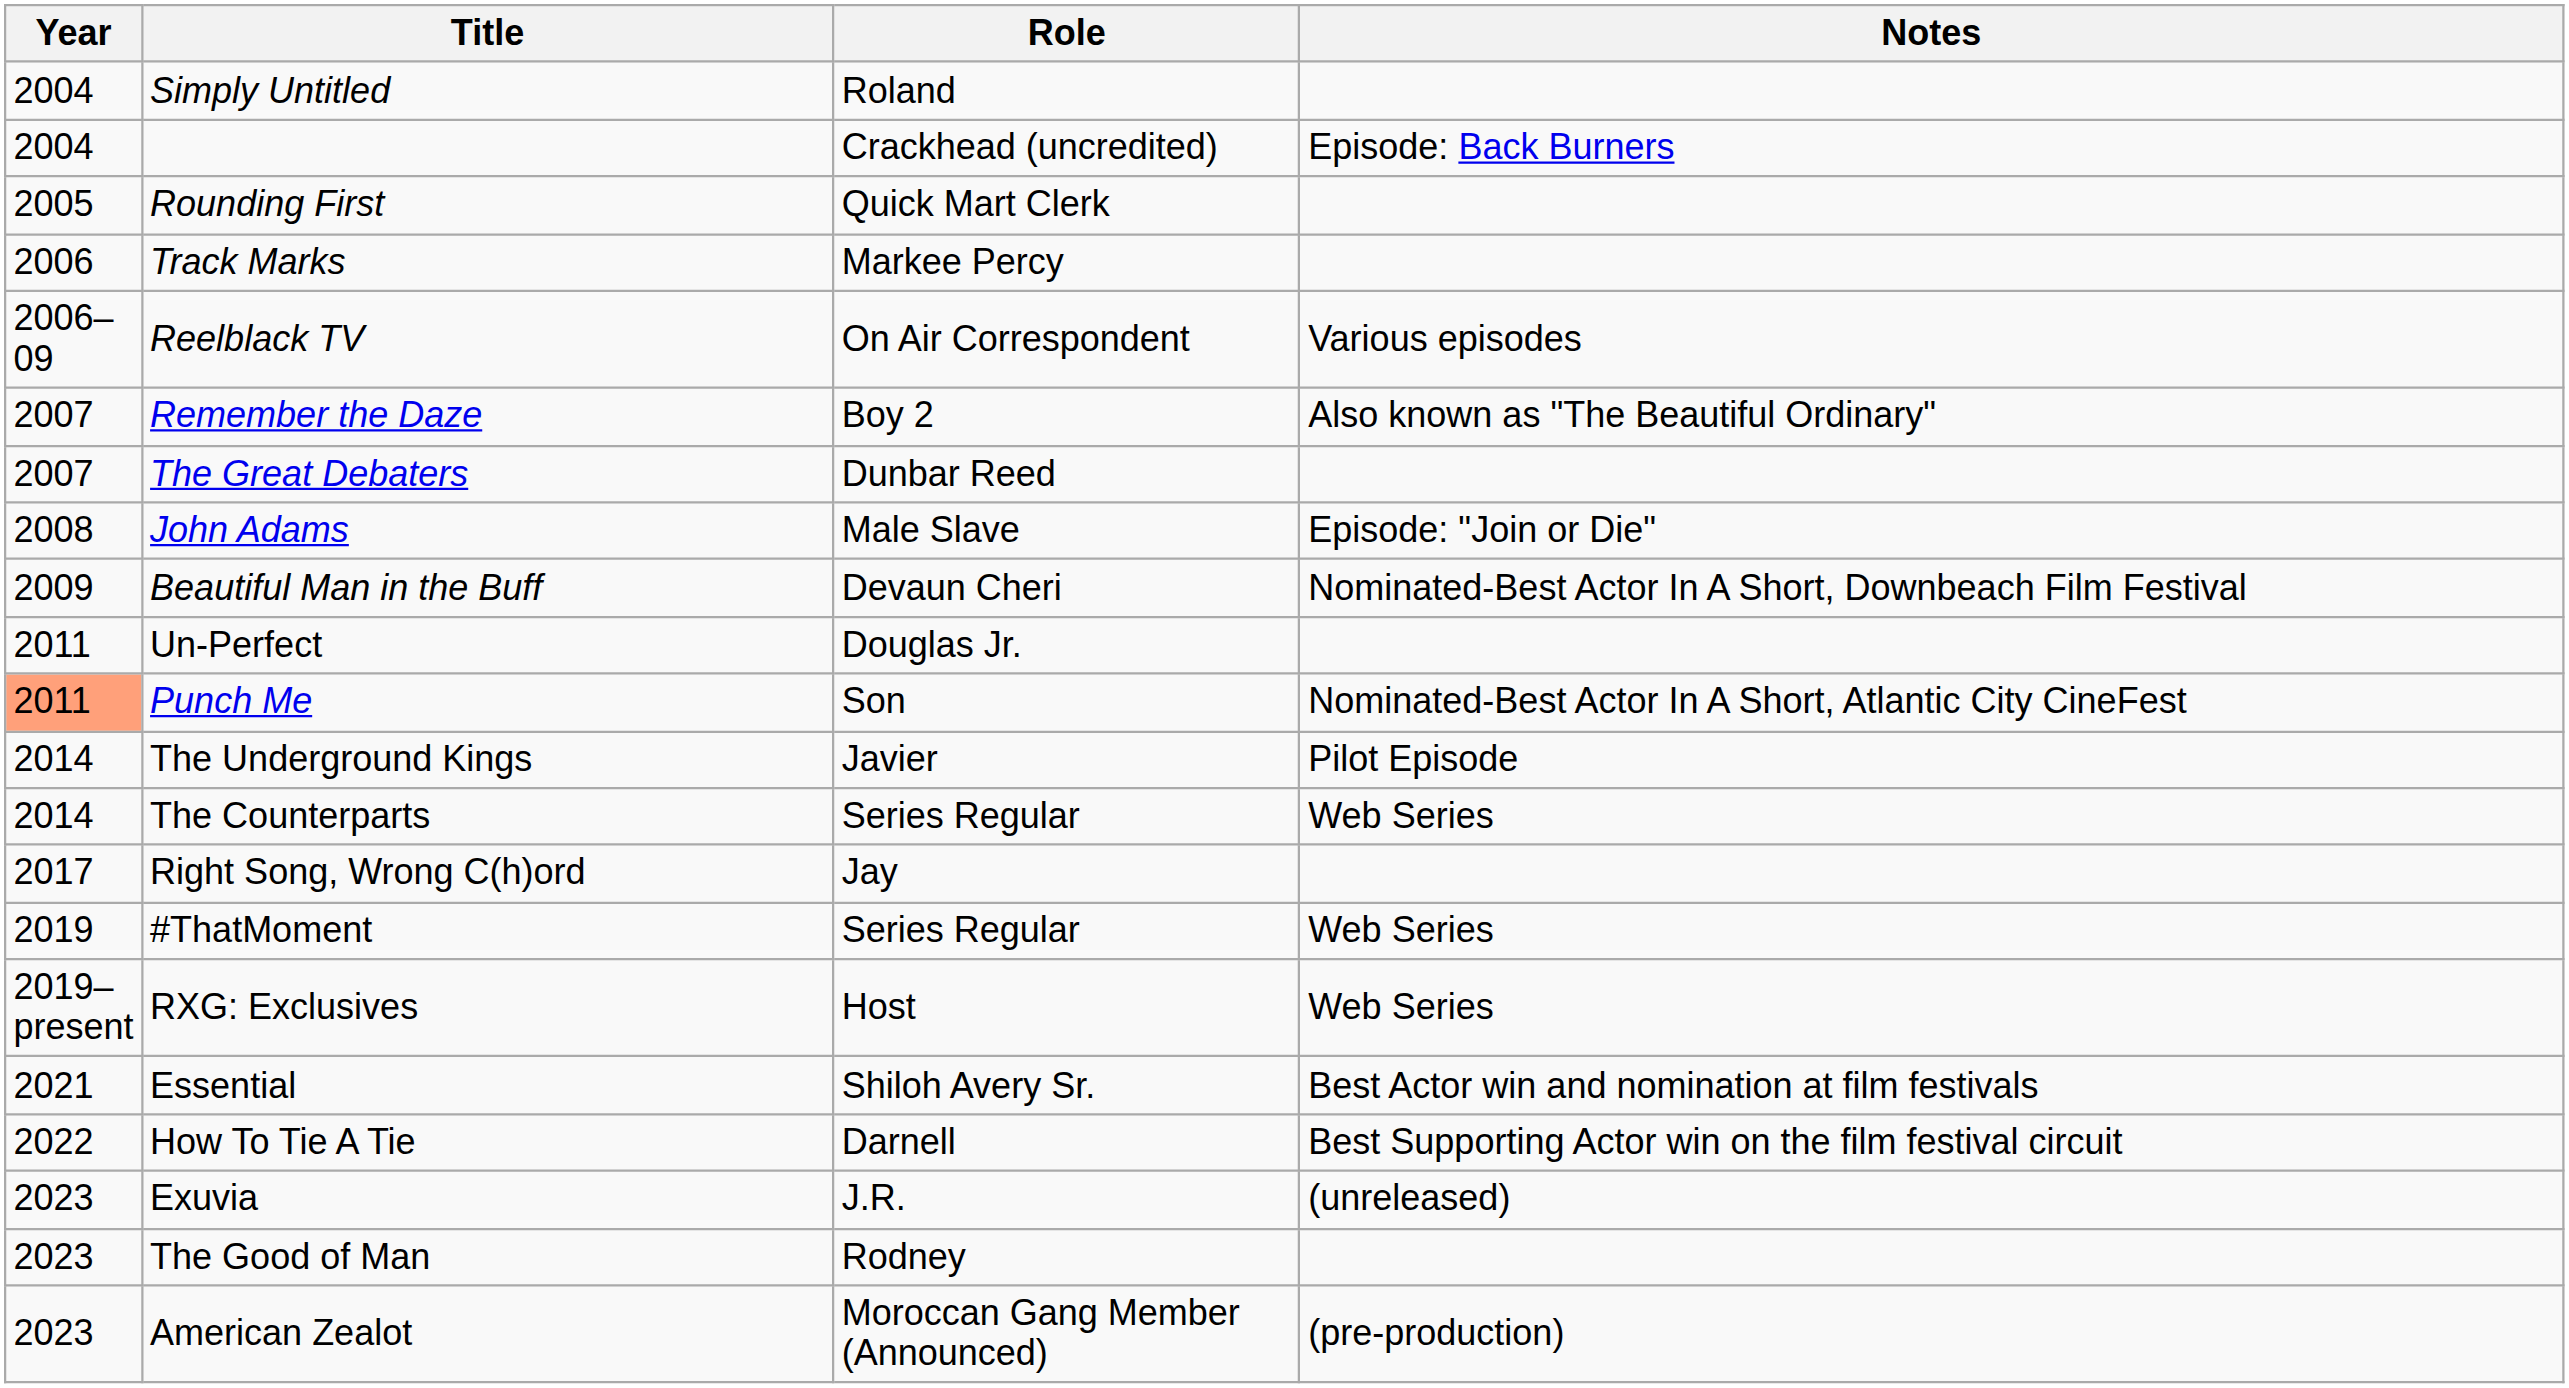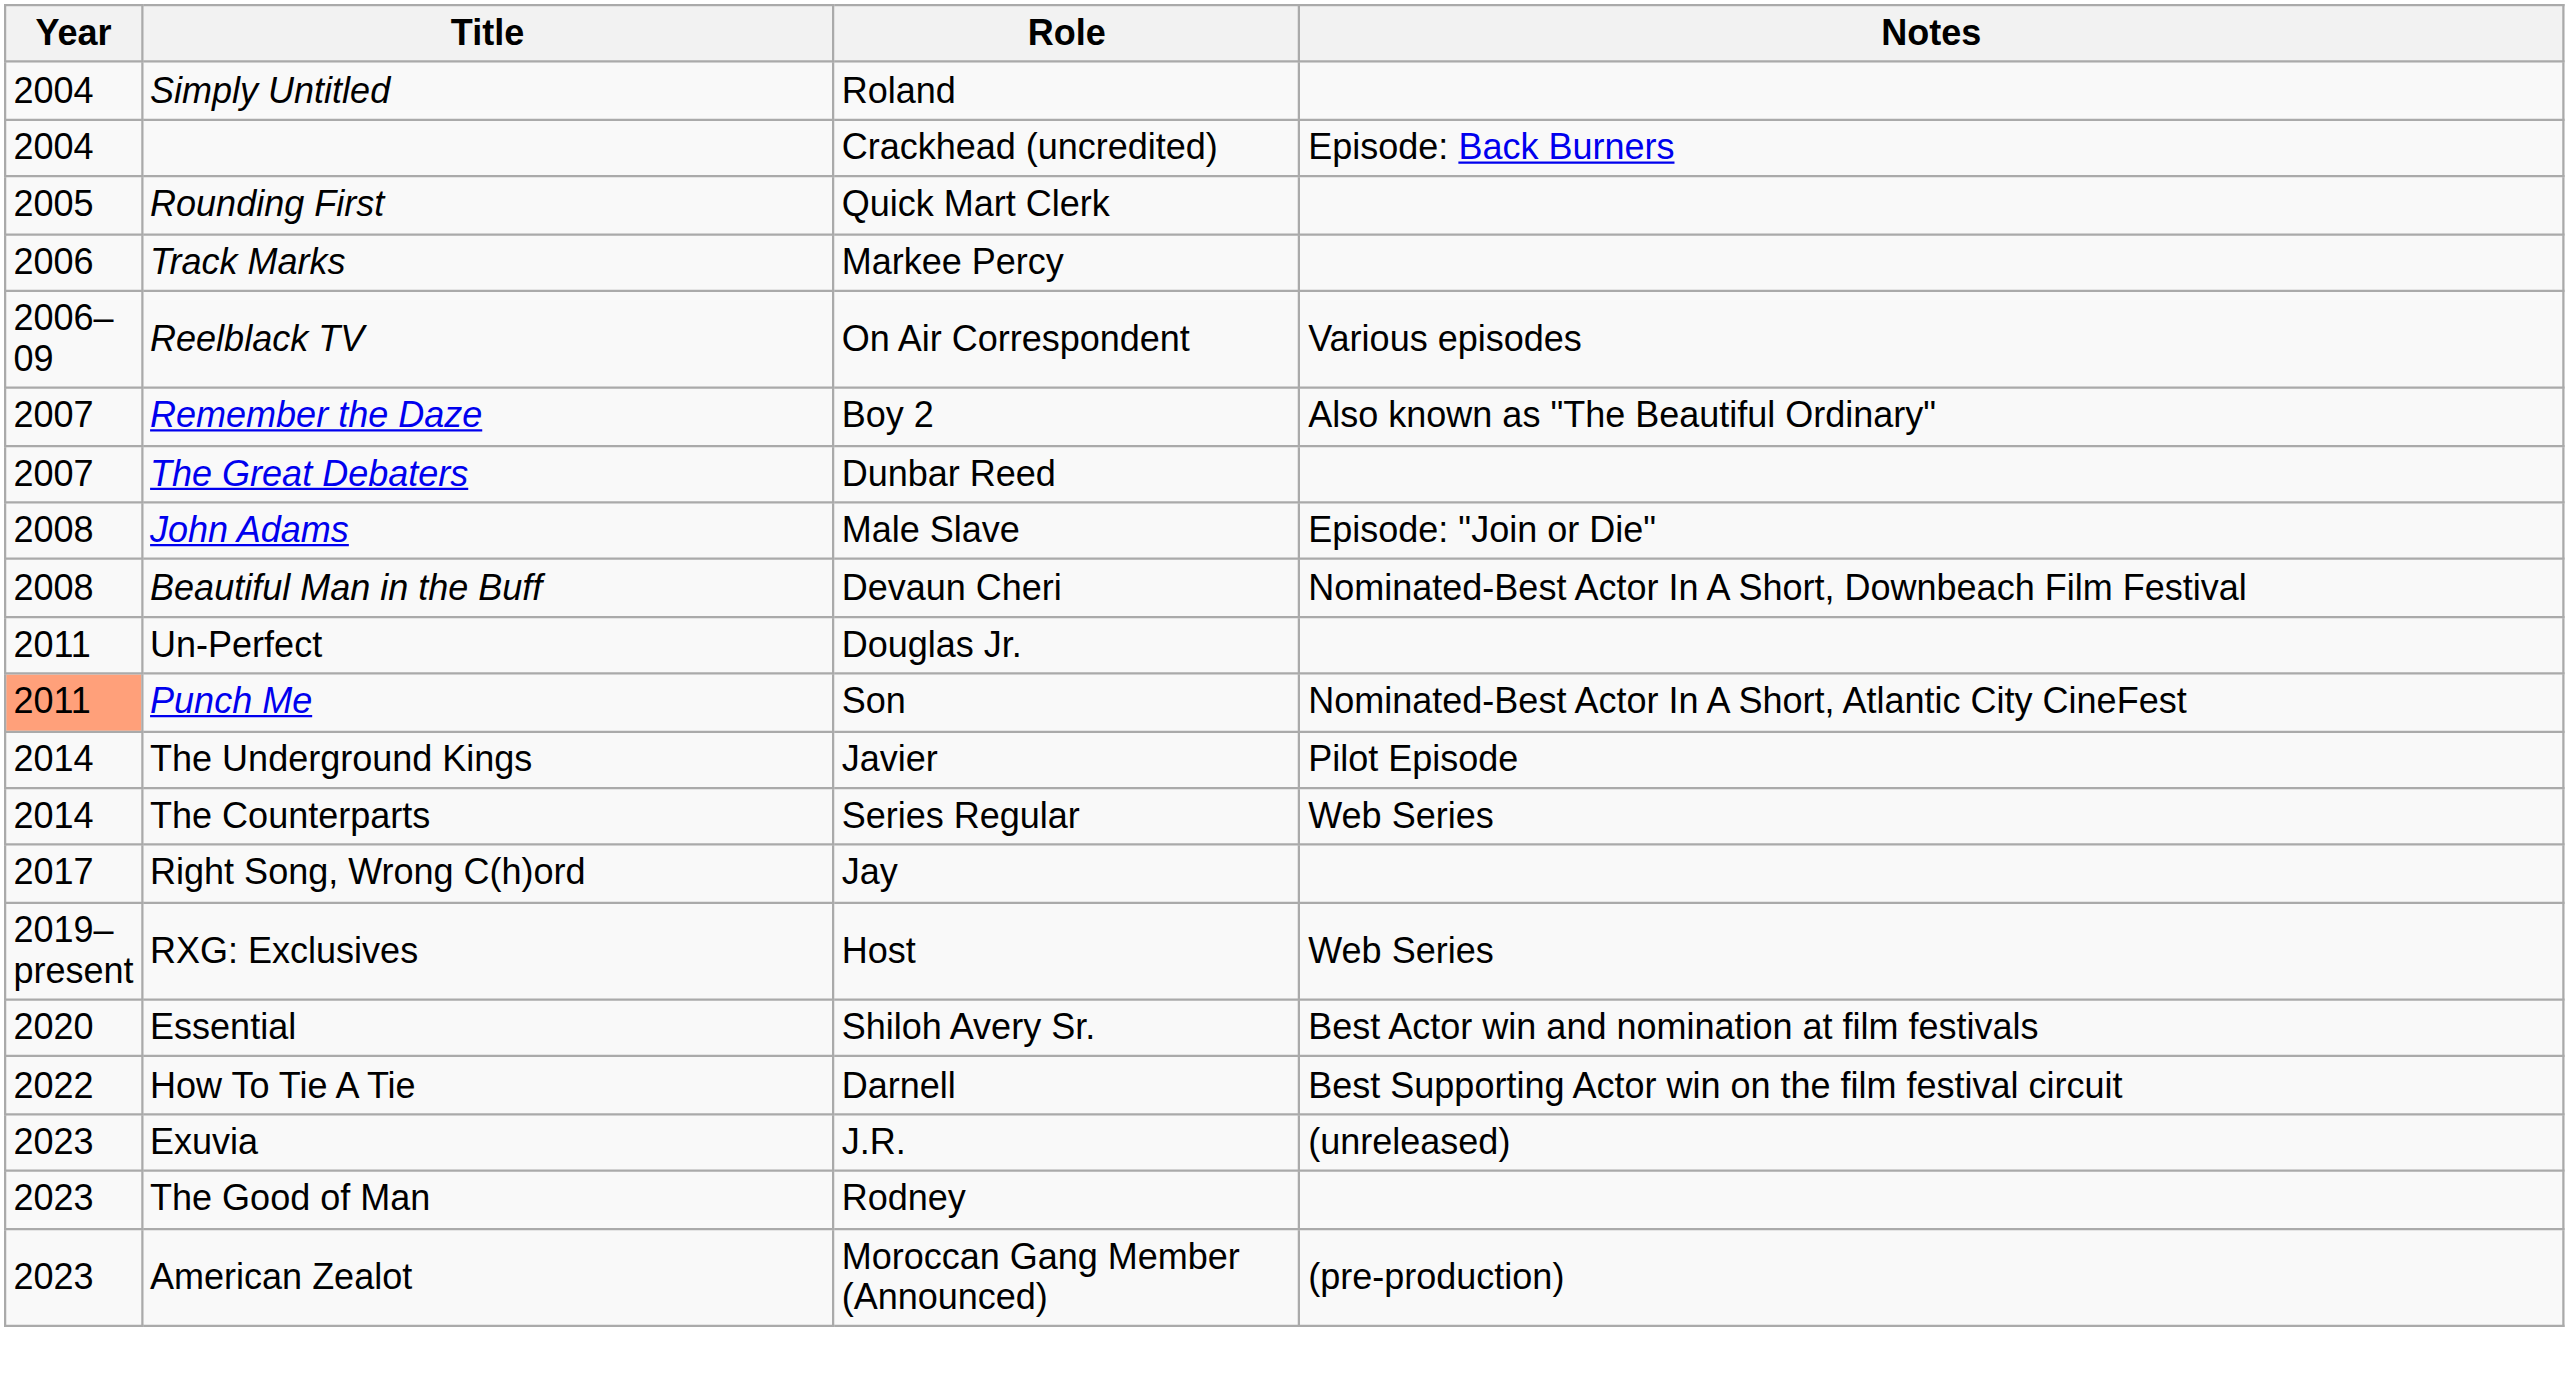(53, 587) 2009 -> (53, 587) 2008
- row: (261, 929)
(53, 1084) 2021 -> (53, 1027) 2020
